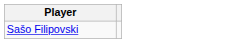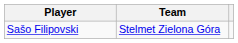+ column: (173, 13)
